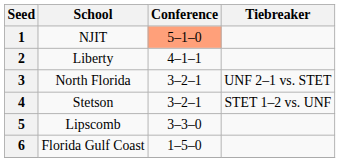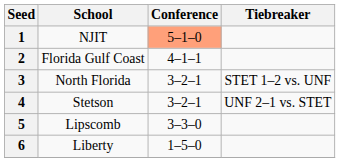(93, 59) Liberty -> (93, 59) Florida Gulf Coast
(278, 80) UNF 2–1 vs. STET -> (278, 80) STET 1–2 vs. UNF
(278, 102) STET 1–2 vs. UNF -> (278, 102) UNF 2–1 vs. STET
(93, 146) Florida Gulf Coast -> (93, 146) Liberty
